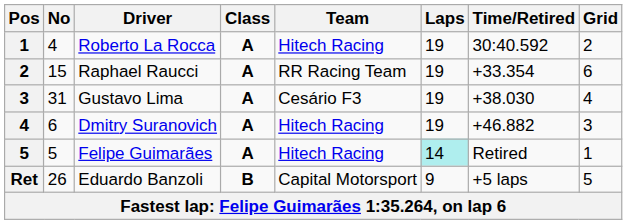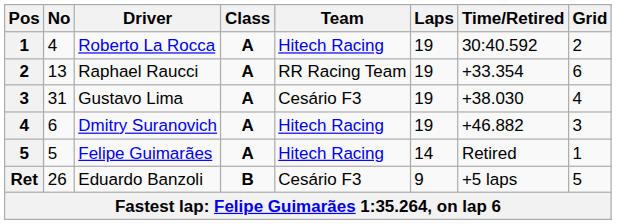(57, 72) 15 -> (57, 72) 13
(434, 153) paleturquoise background -> (424, 153) no background
(348, 179) Capital Motorsport -> (320, 179) Cesário F3
